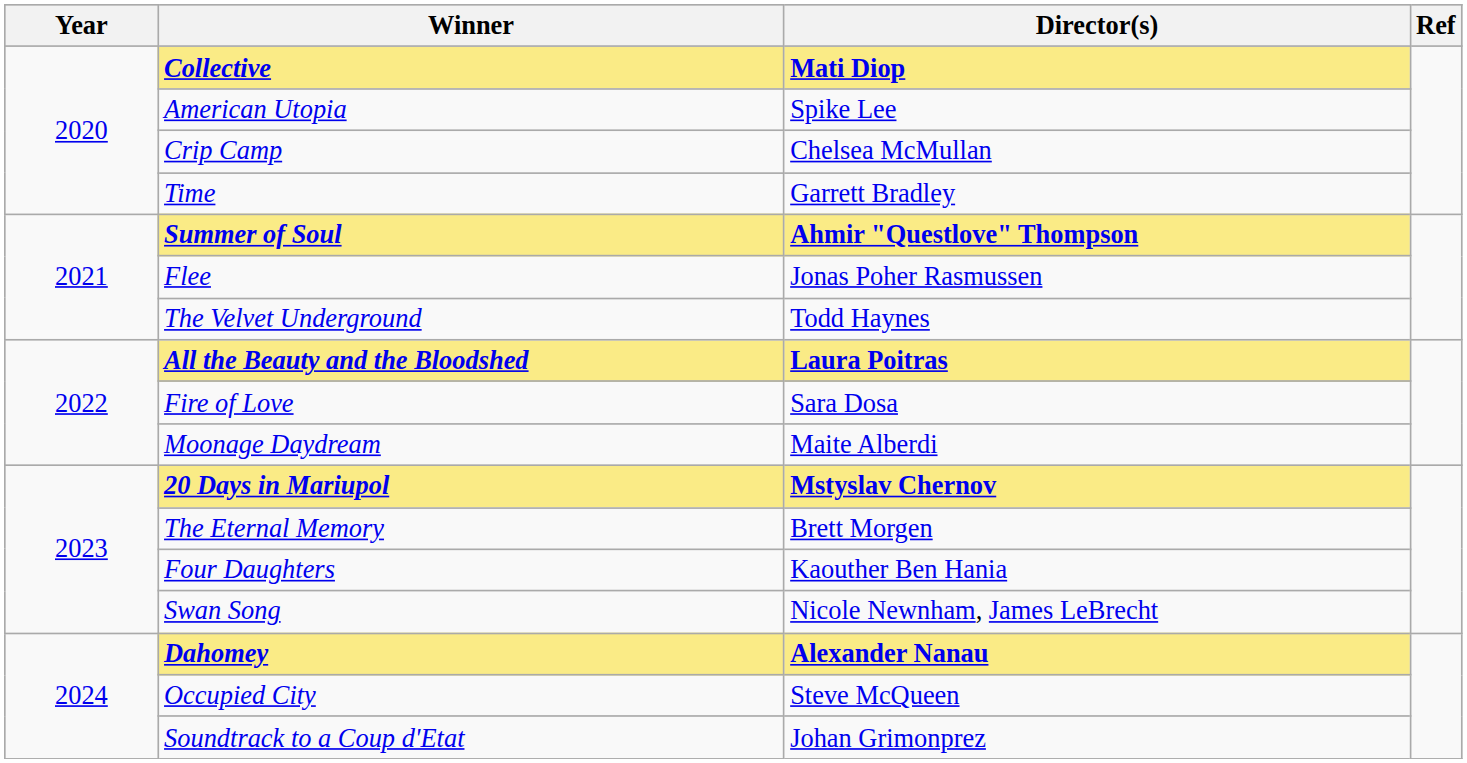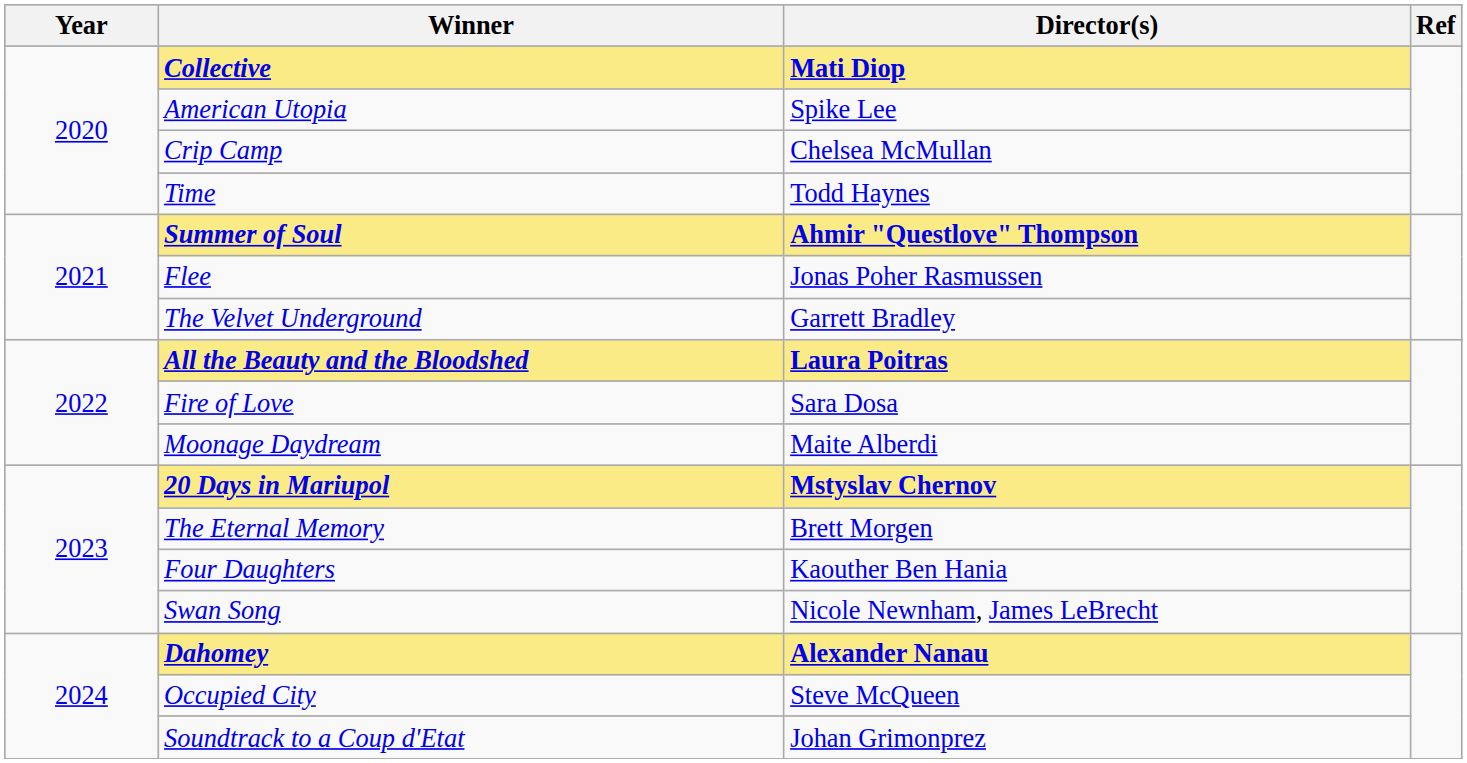(873, 192) Garrett Bradley -> (860, 192) Todd Haynes
(860, 318) Todd Haynes -> (873, 318) Garrett Bradley
